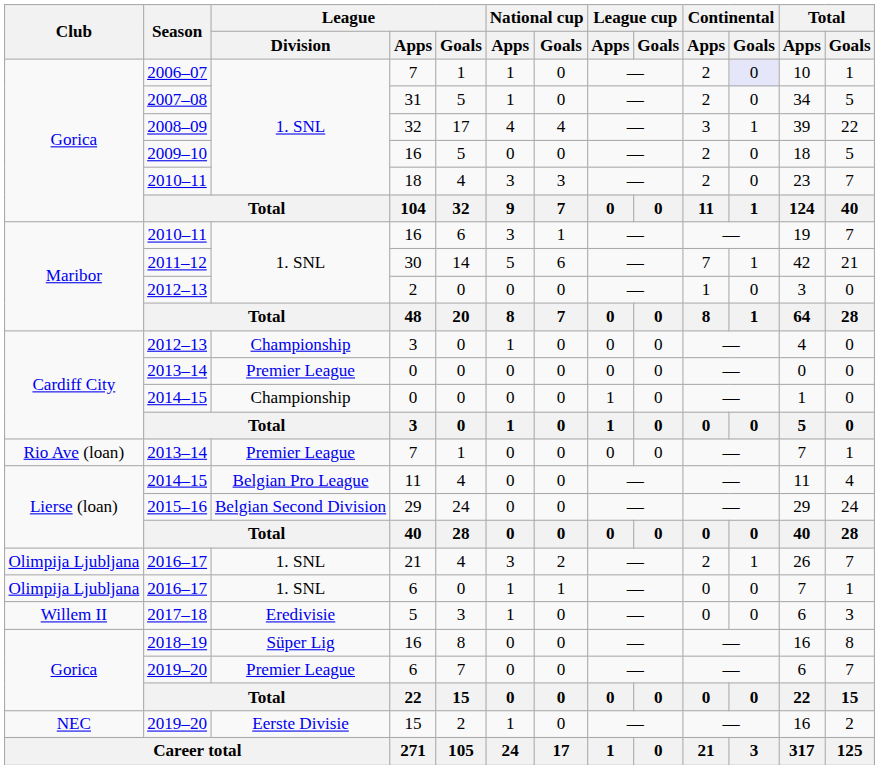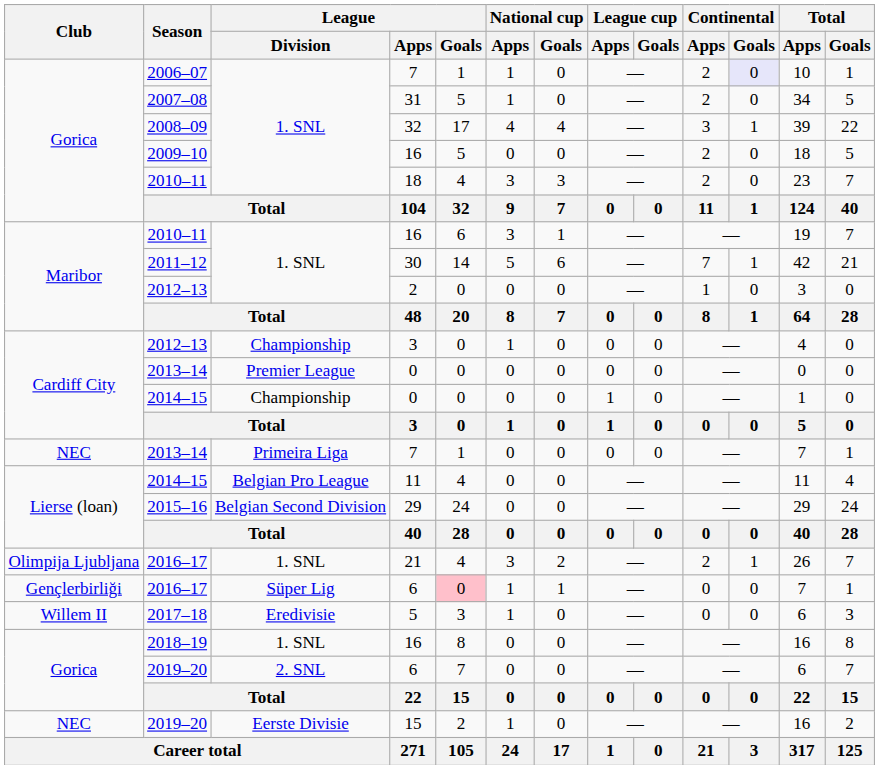(74, 452) Rio Ave (loan) -> (74, 452) NEC
(301, 452) Premier League -> (301, 452) Primeira Liga
(74, 588) Olimpija Ljubljana -> (74, 588) Gençlerbirliği
(301, 588) 1. SNL -> (301, 588) Süper Lig
(461, 588) no background -> (461, 588) pink background
(301, 642) Süper Lig -> (301, 642) 1. SNL
(301, 669) Premier League -> (301, 669) 2. SNL
